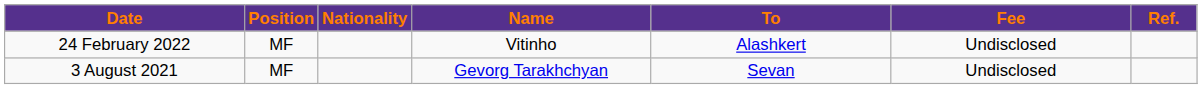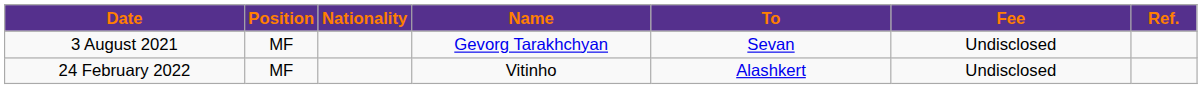rows swapped: (124, 71) <-> (124, 45)
